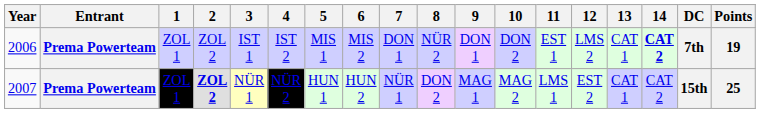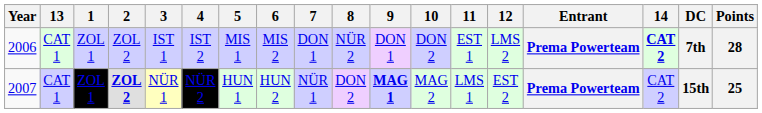columns swapped: (100, 15) <-> (624, 15)
(733, 47) 19 -> (735, 47) 28
(475, 88) normal -> (390, 88) bold
